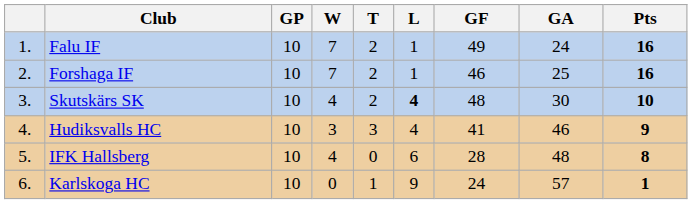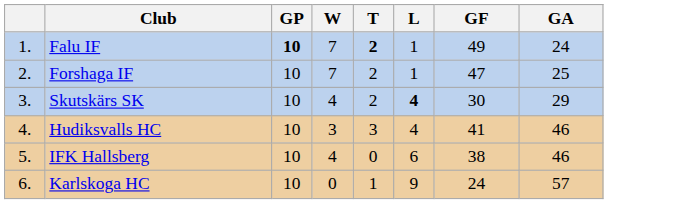- column: (645, 18)
(292, 45) normal -> (292, 45) bold
(373, 45) normal -> (373, 45) bold
(476, 73) 46 -> (476, 73) 47
(476, 101) 48 -> (476, 101) 30
(561, 101) 30 -> (561, 101) 29
(476, 156) 28 -> (476, 156) 38
(561, 156) 48 -> (561, 156) 46
